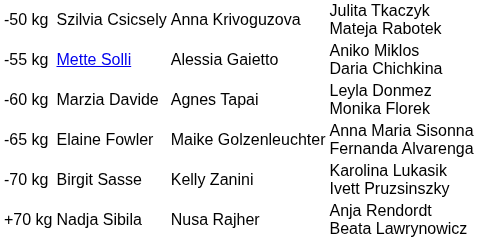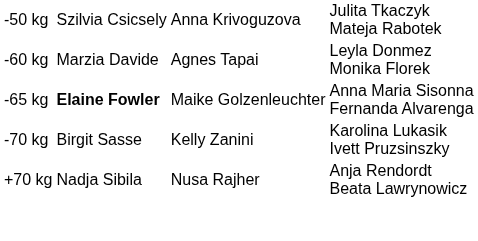- row: (26, 60)
(105, 140) normal -> (108, 100) bold
